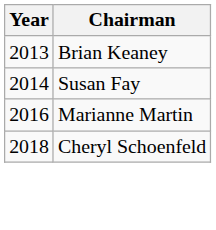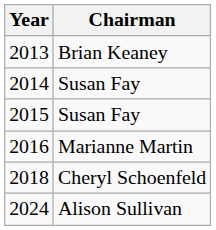+ row: (29, 114)
+ row: (29, 209)
